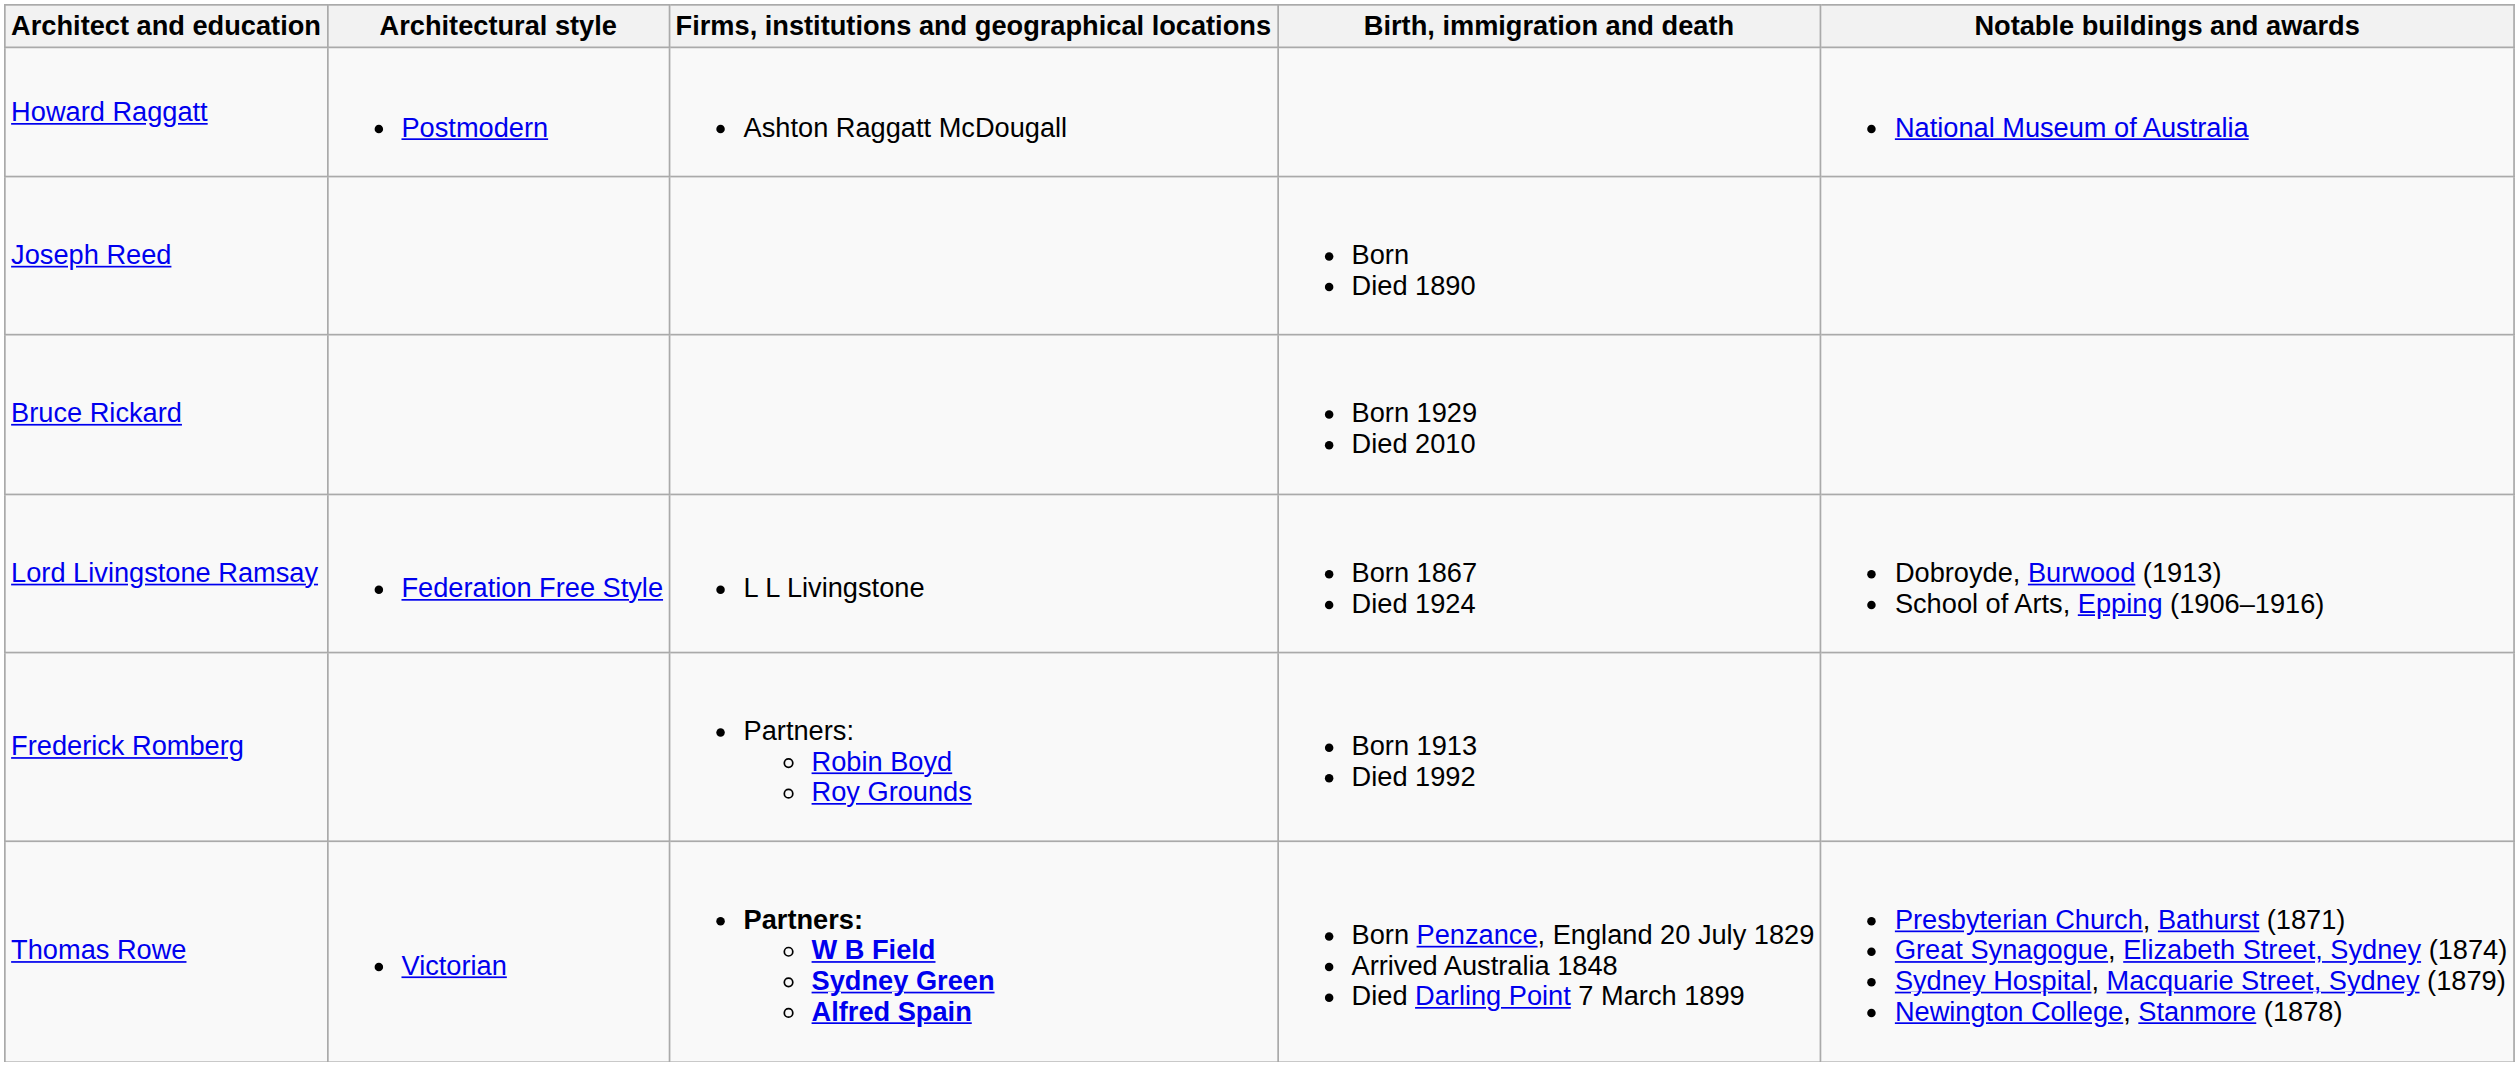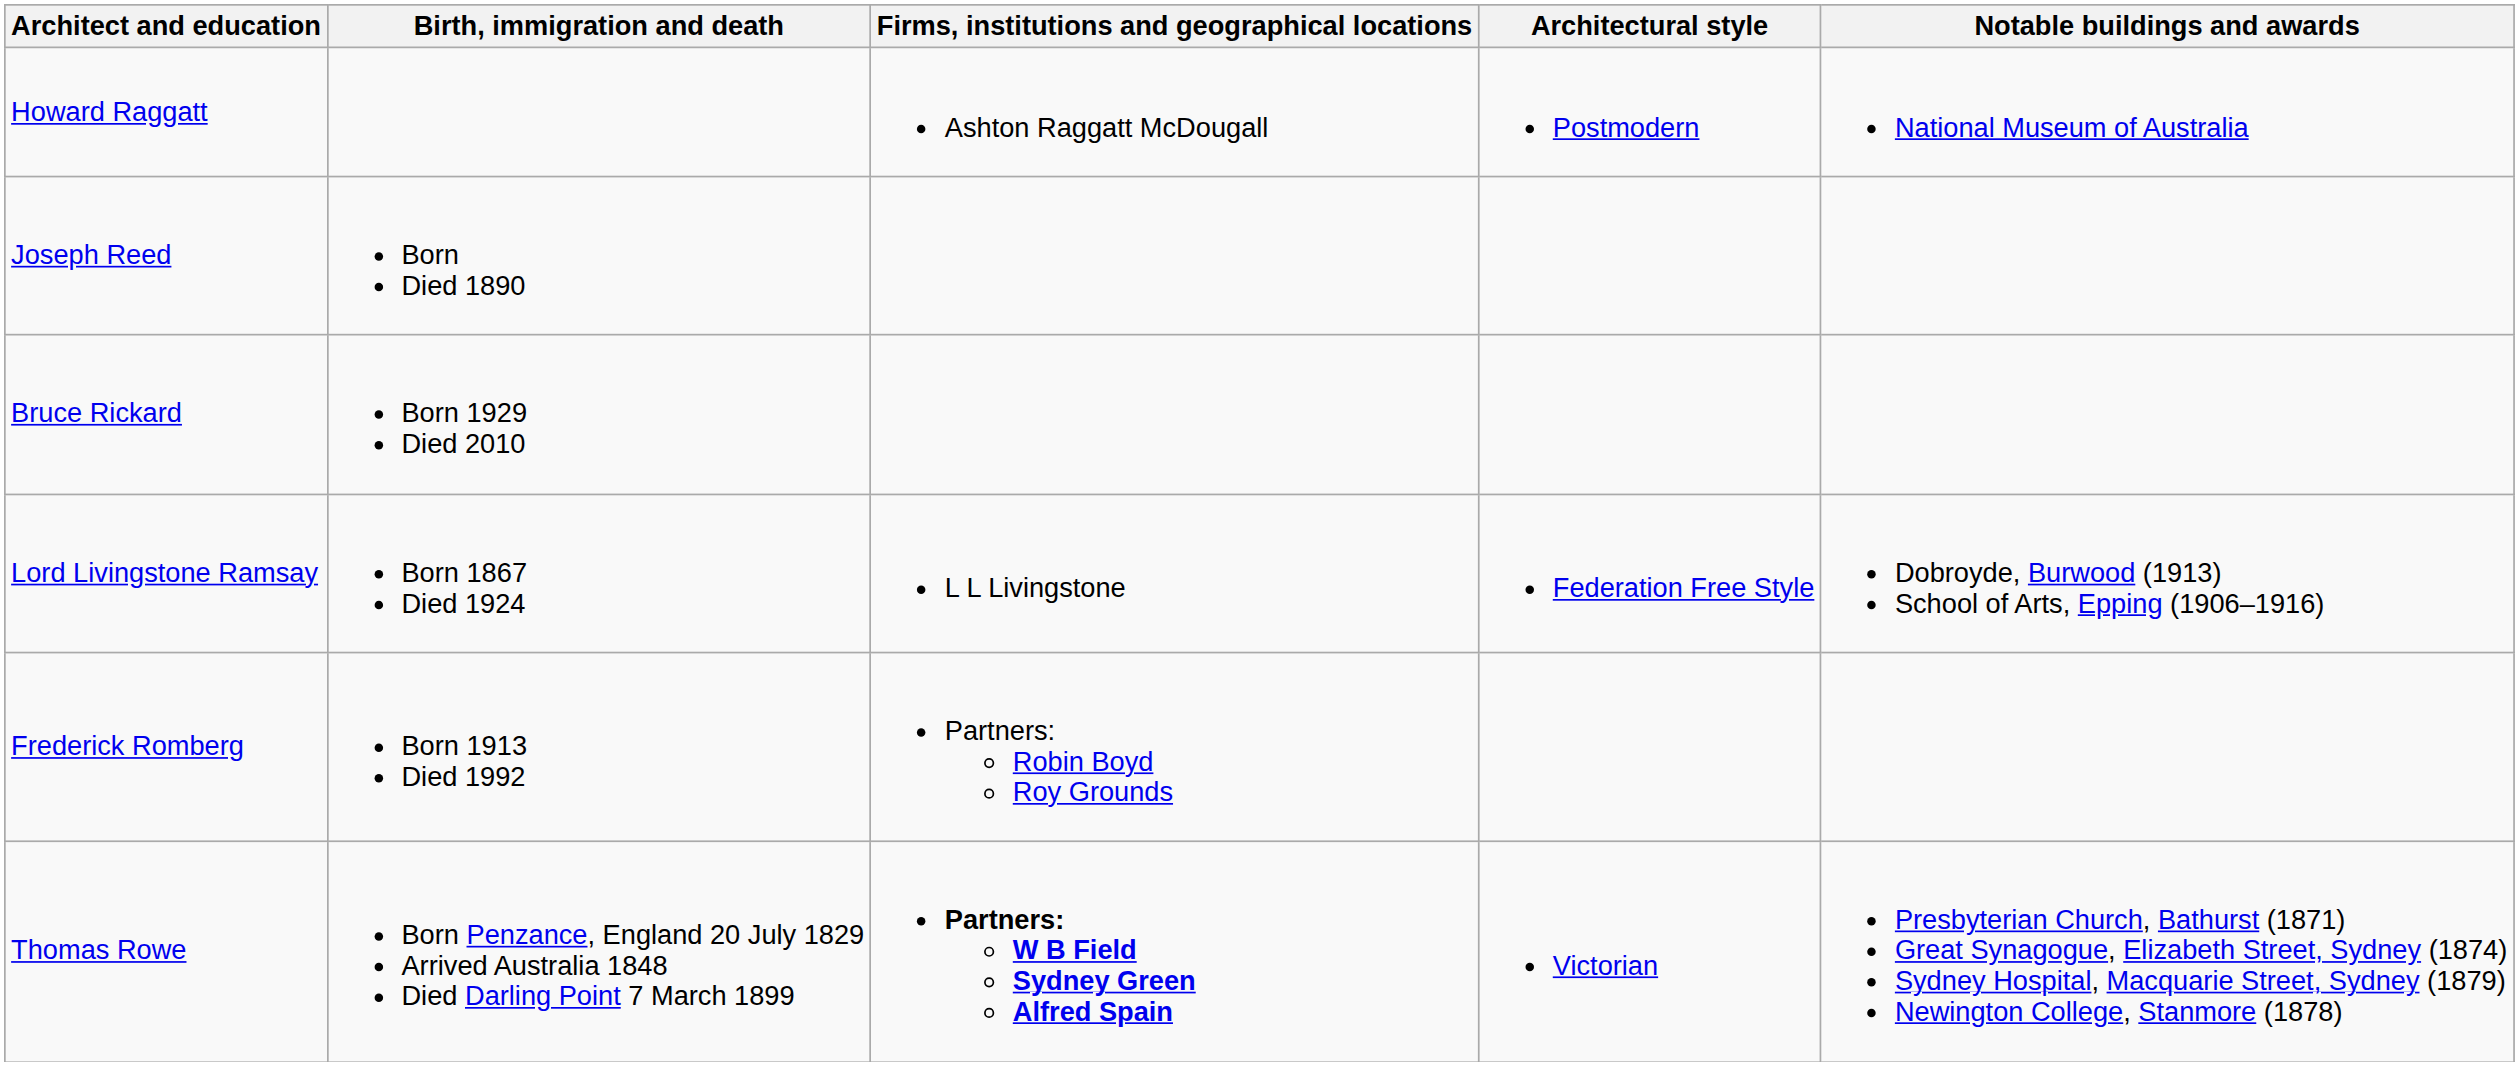columns swapped: (1549, 26) <-> (498, 26)
